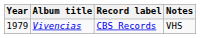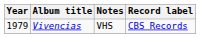columns swapped: (129, 12) <-> (180, 12)
